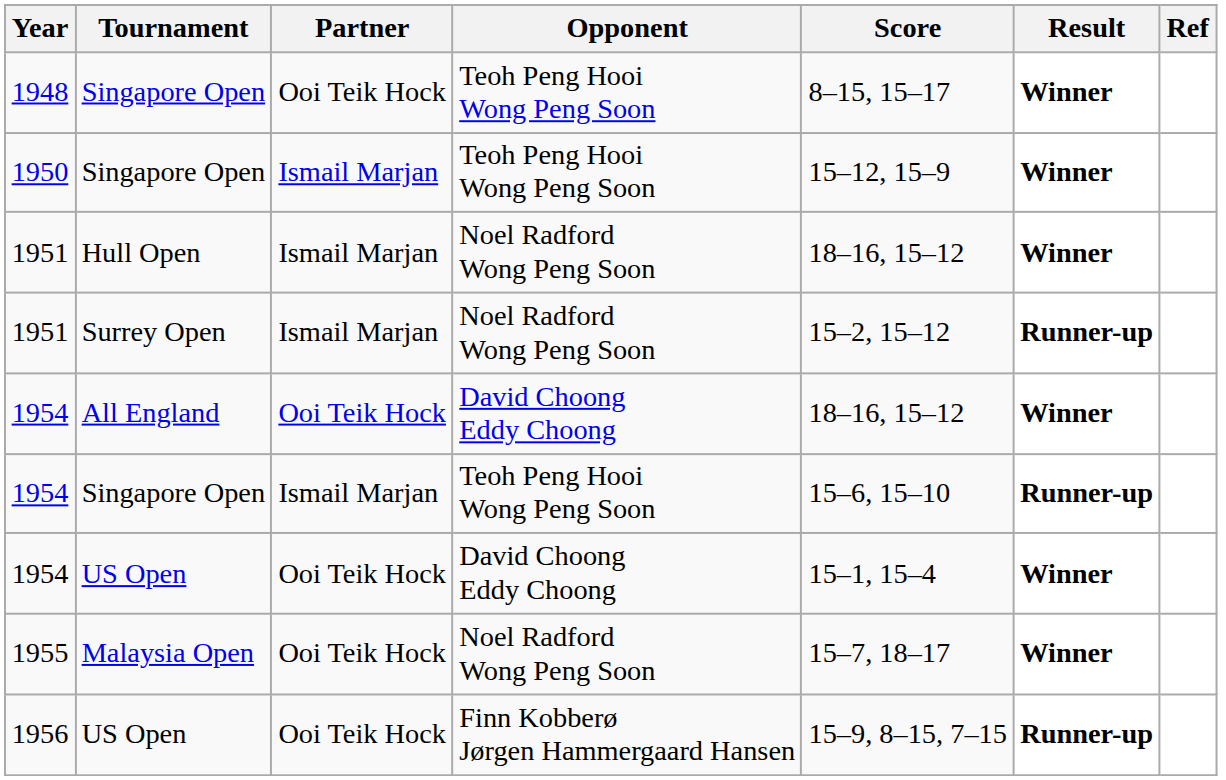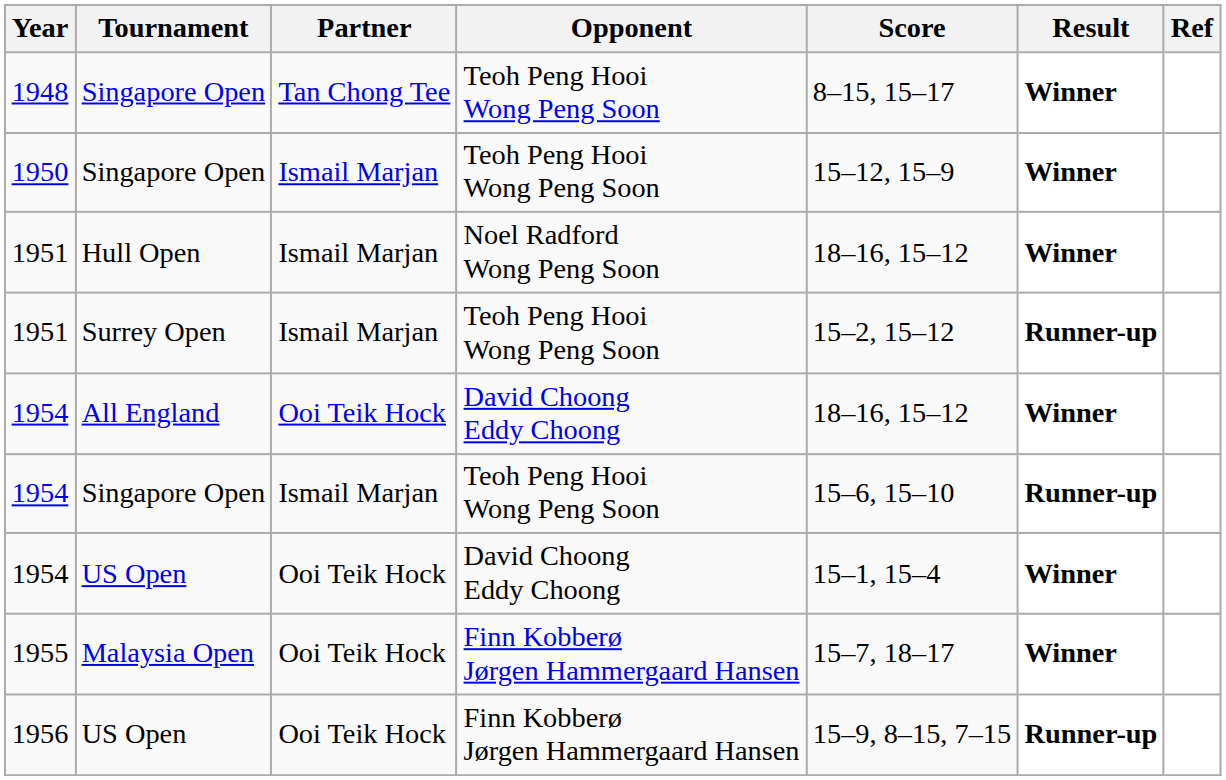(362, 91) Ooi Teik Hock -> (364, 91) Tan Chong Tee
(557, 332) Noel Radford Wong Peng Soon -> (562, 332) Teoh Peng Hooi Wong Peng Soon
(557, 653) Noel Radford Wong Peng Soon -> (632, 653) Finn Kobberø Jørgen Hammergaard Hansen
